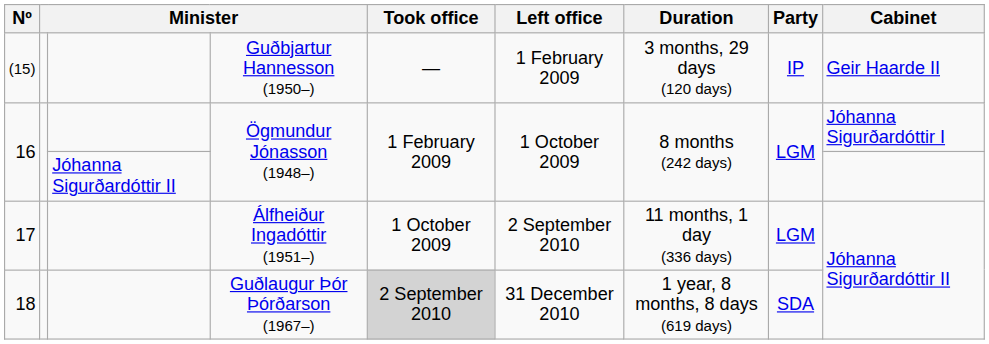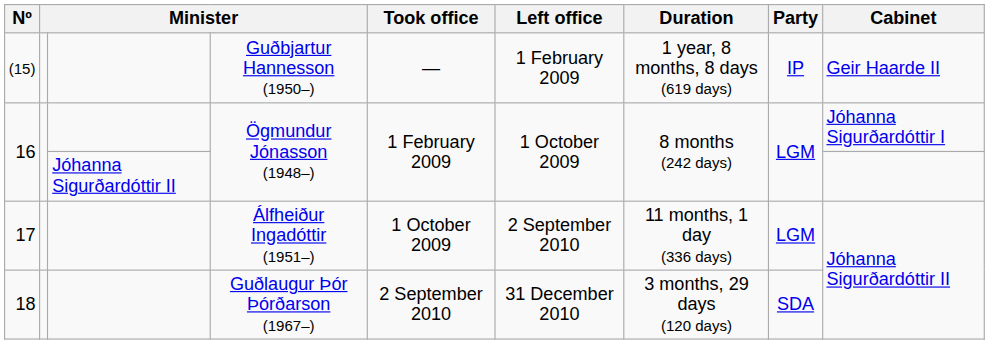(696, 67) 3 months, 29 days (120 days) -> (696, 67) 1 year, 8 months, 8 days (619 days)
(431, 304) lightgrey background -> (431, 304) no background
(696, 304) 1 year, 8 months, 8 days (619 days) -> (696, 304) 3 months, 29 days (120 days)
